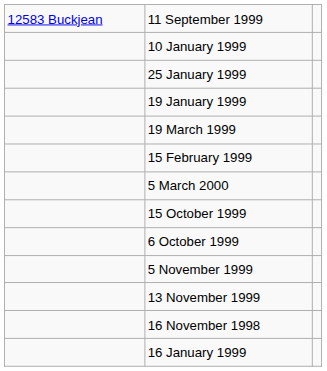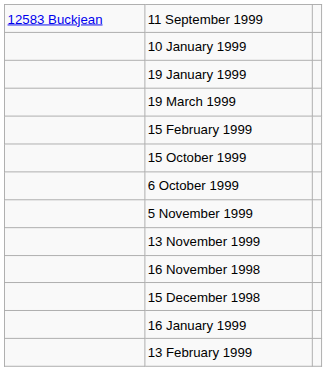- row: (197, 74)
- row: (188, 186)
+ row: (204, 297)
+ row: (200, 353)
